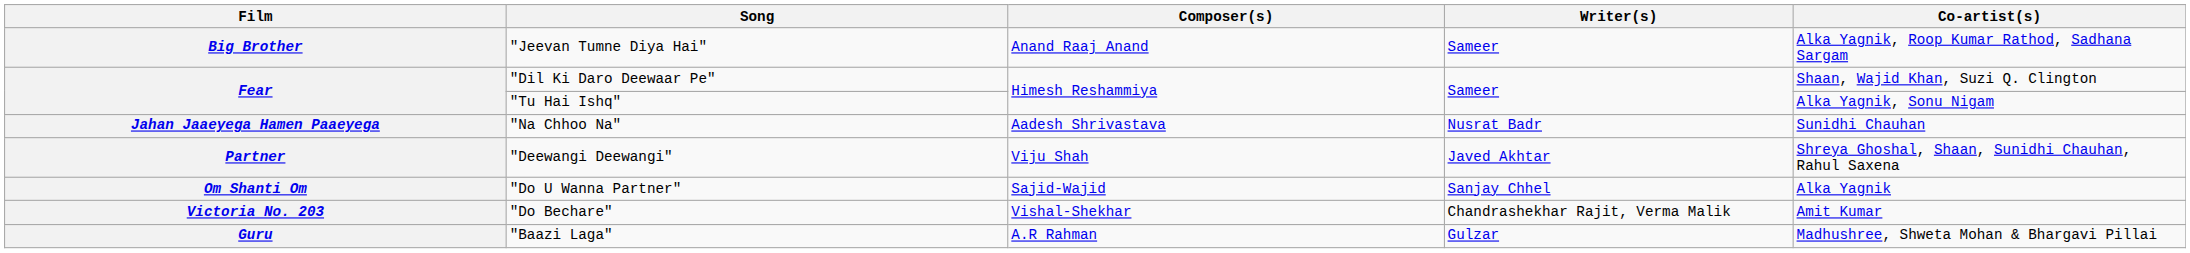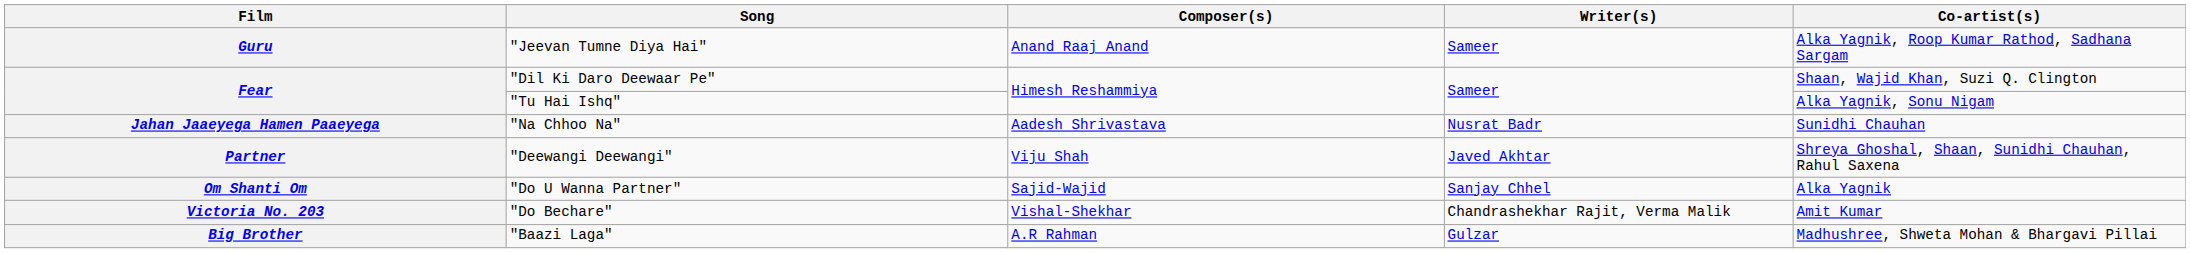(255, 48) Big Brother -> (255, 48) Guru
(255, 236) Guru -> (255, 236) Big Brother
